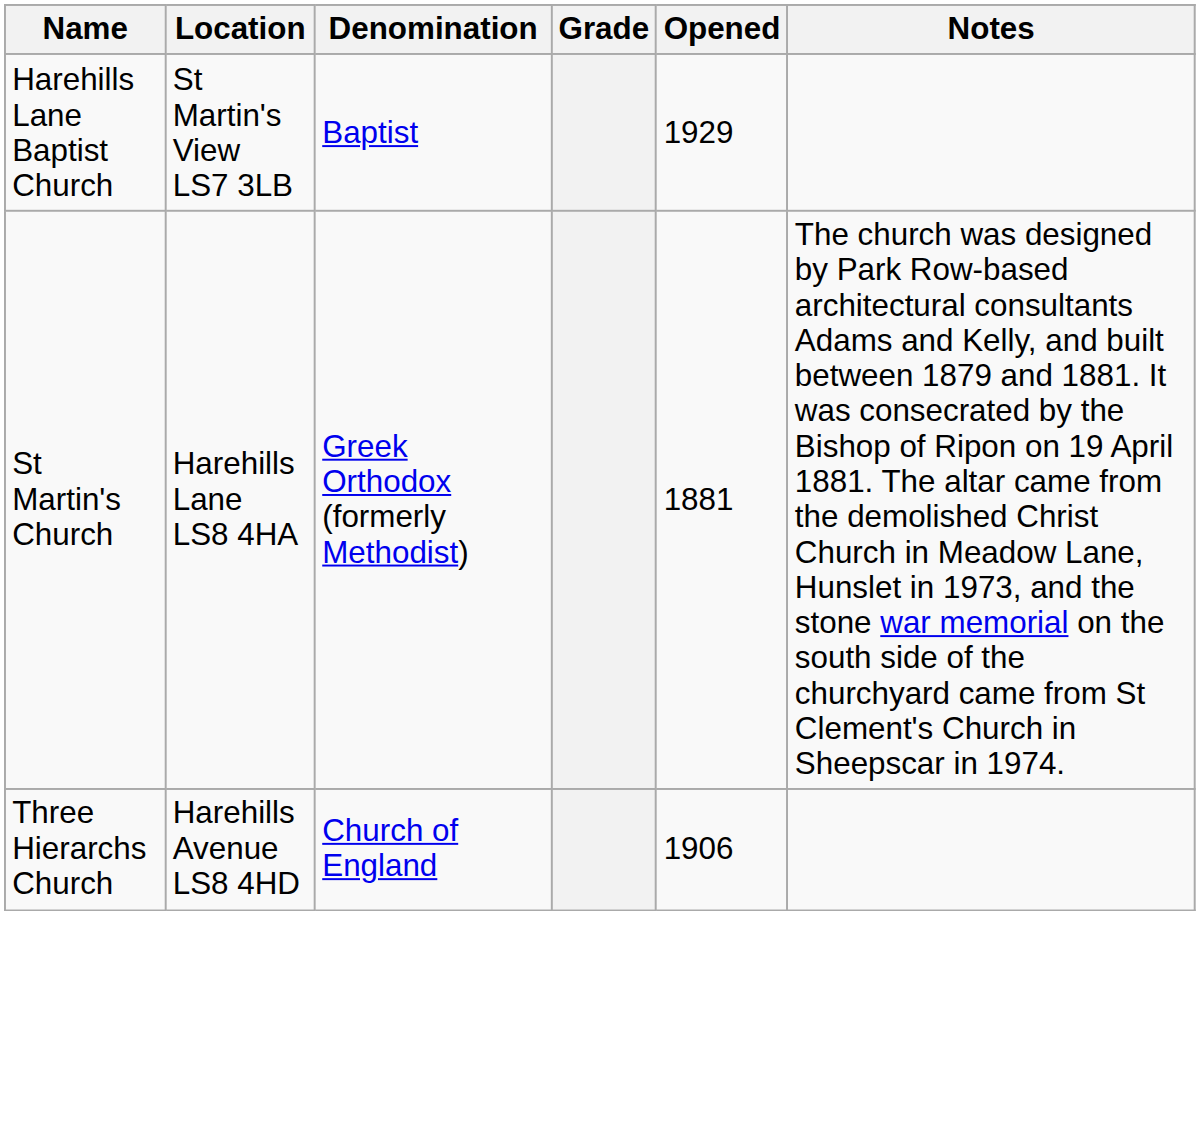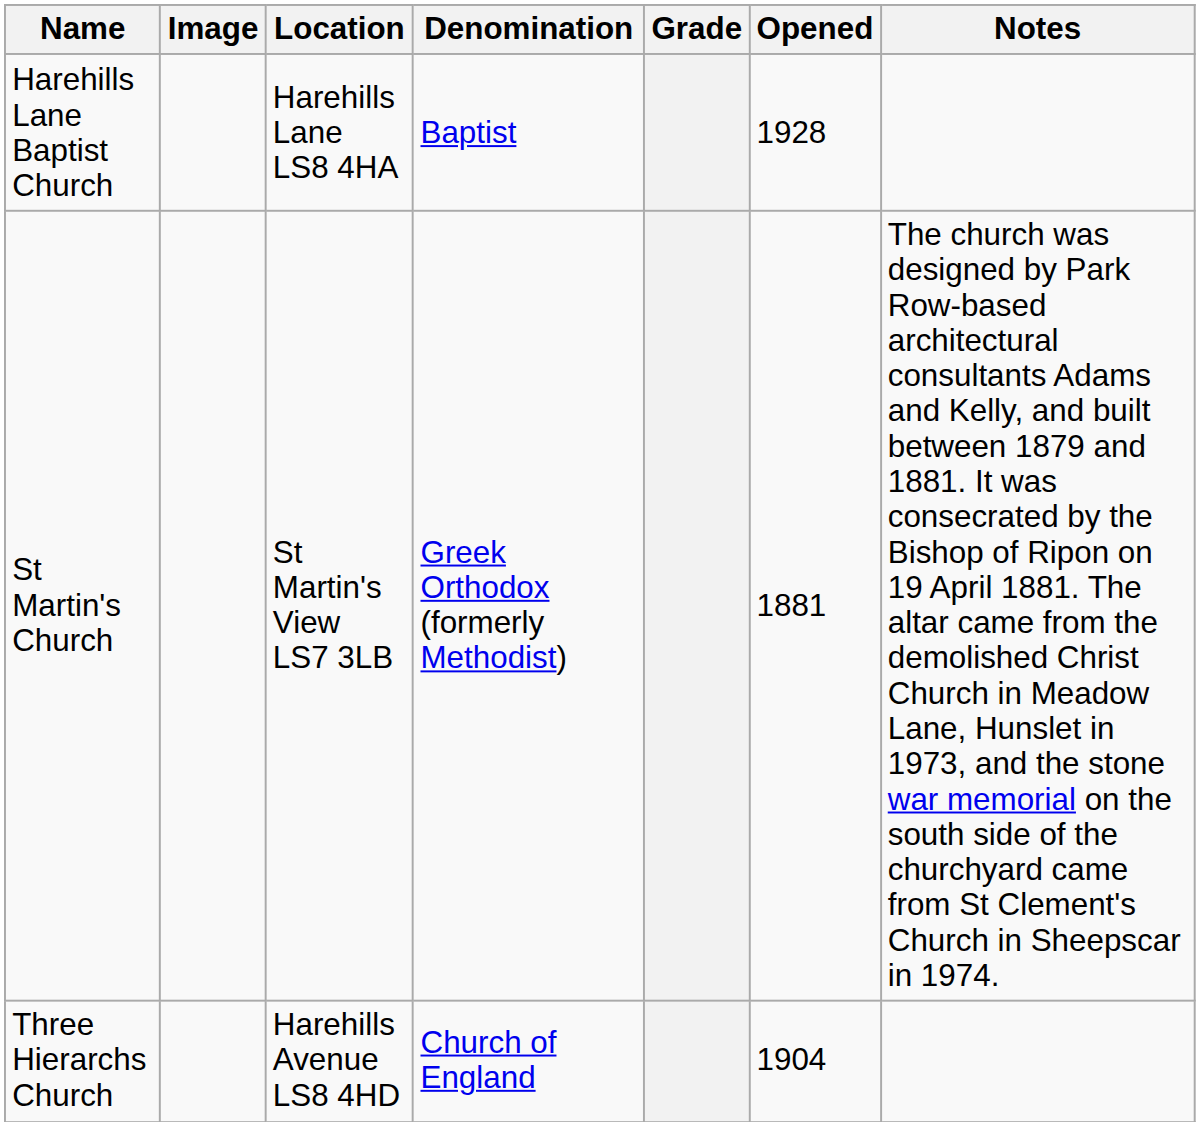+ column: (213, 29)
(233, 132) St Martin's View LS7 3LB -> (336, 132) Harehills Lane LS8 4HA
(699, 132) 1929 -> (791, 132) 1928
(235, 499) Harehills Lane LS8 4HA -> (333, 605) St Martin's View LS7 3LB
(699, 848) 1906 -> (791, 1060) 1904
